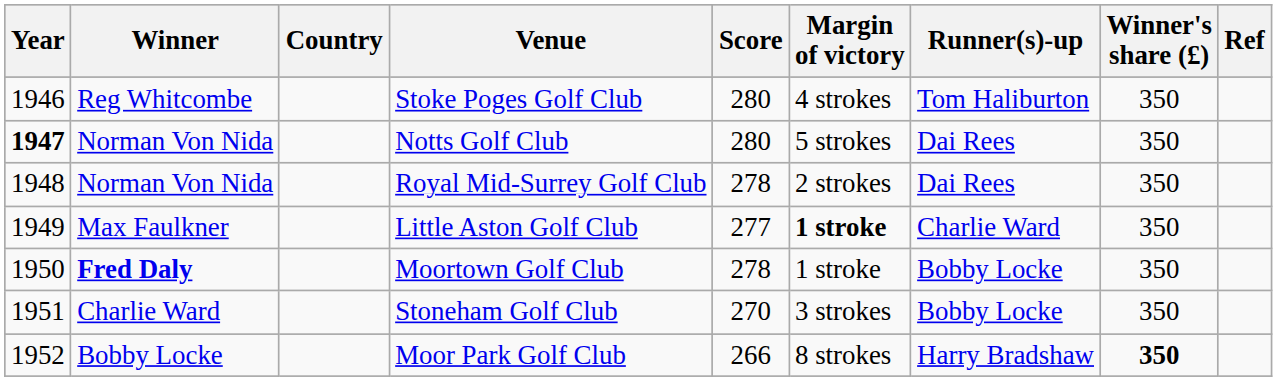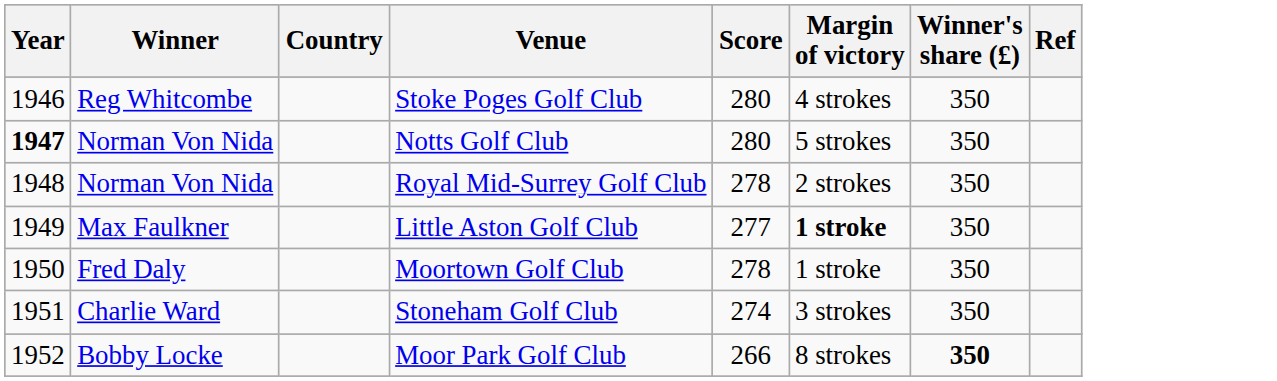- column: (1006, 40)
(135, 269) bold -> (131, 269) normal
(751, 311) 270 -> (751, 311) 274
